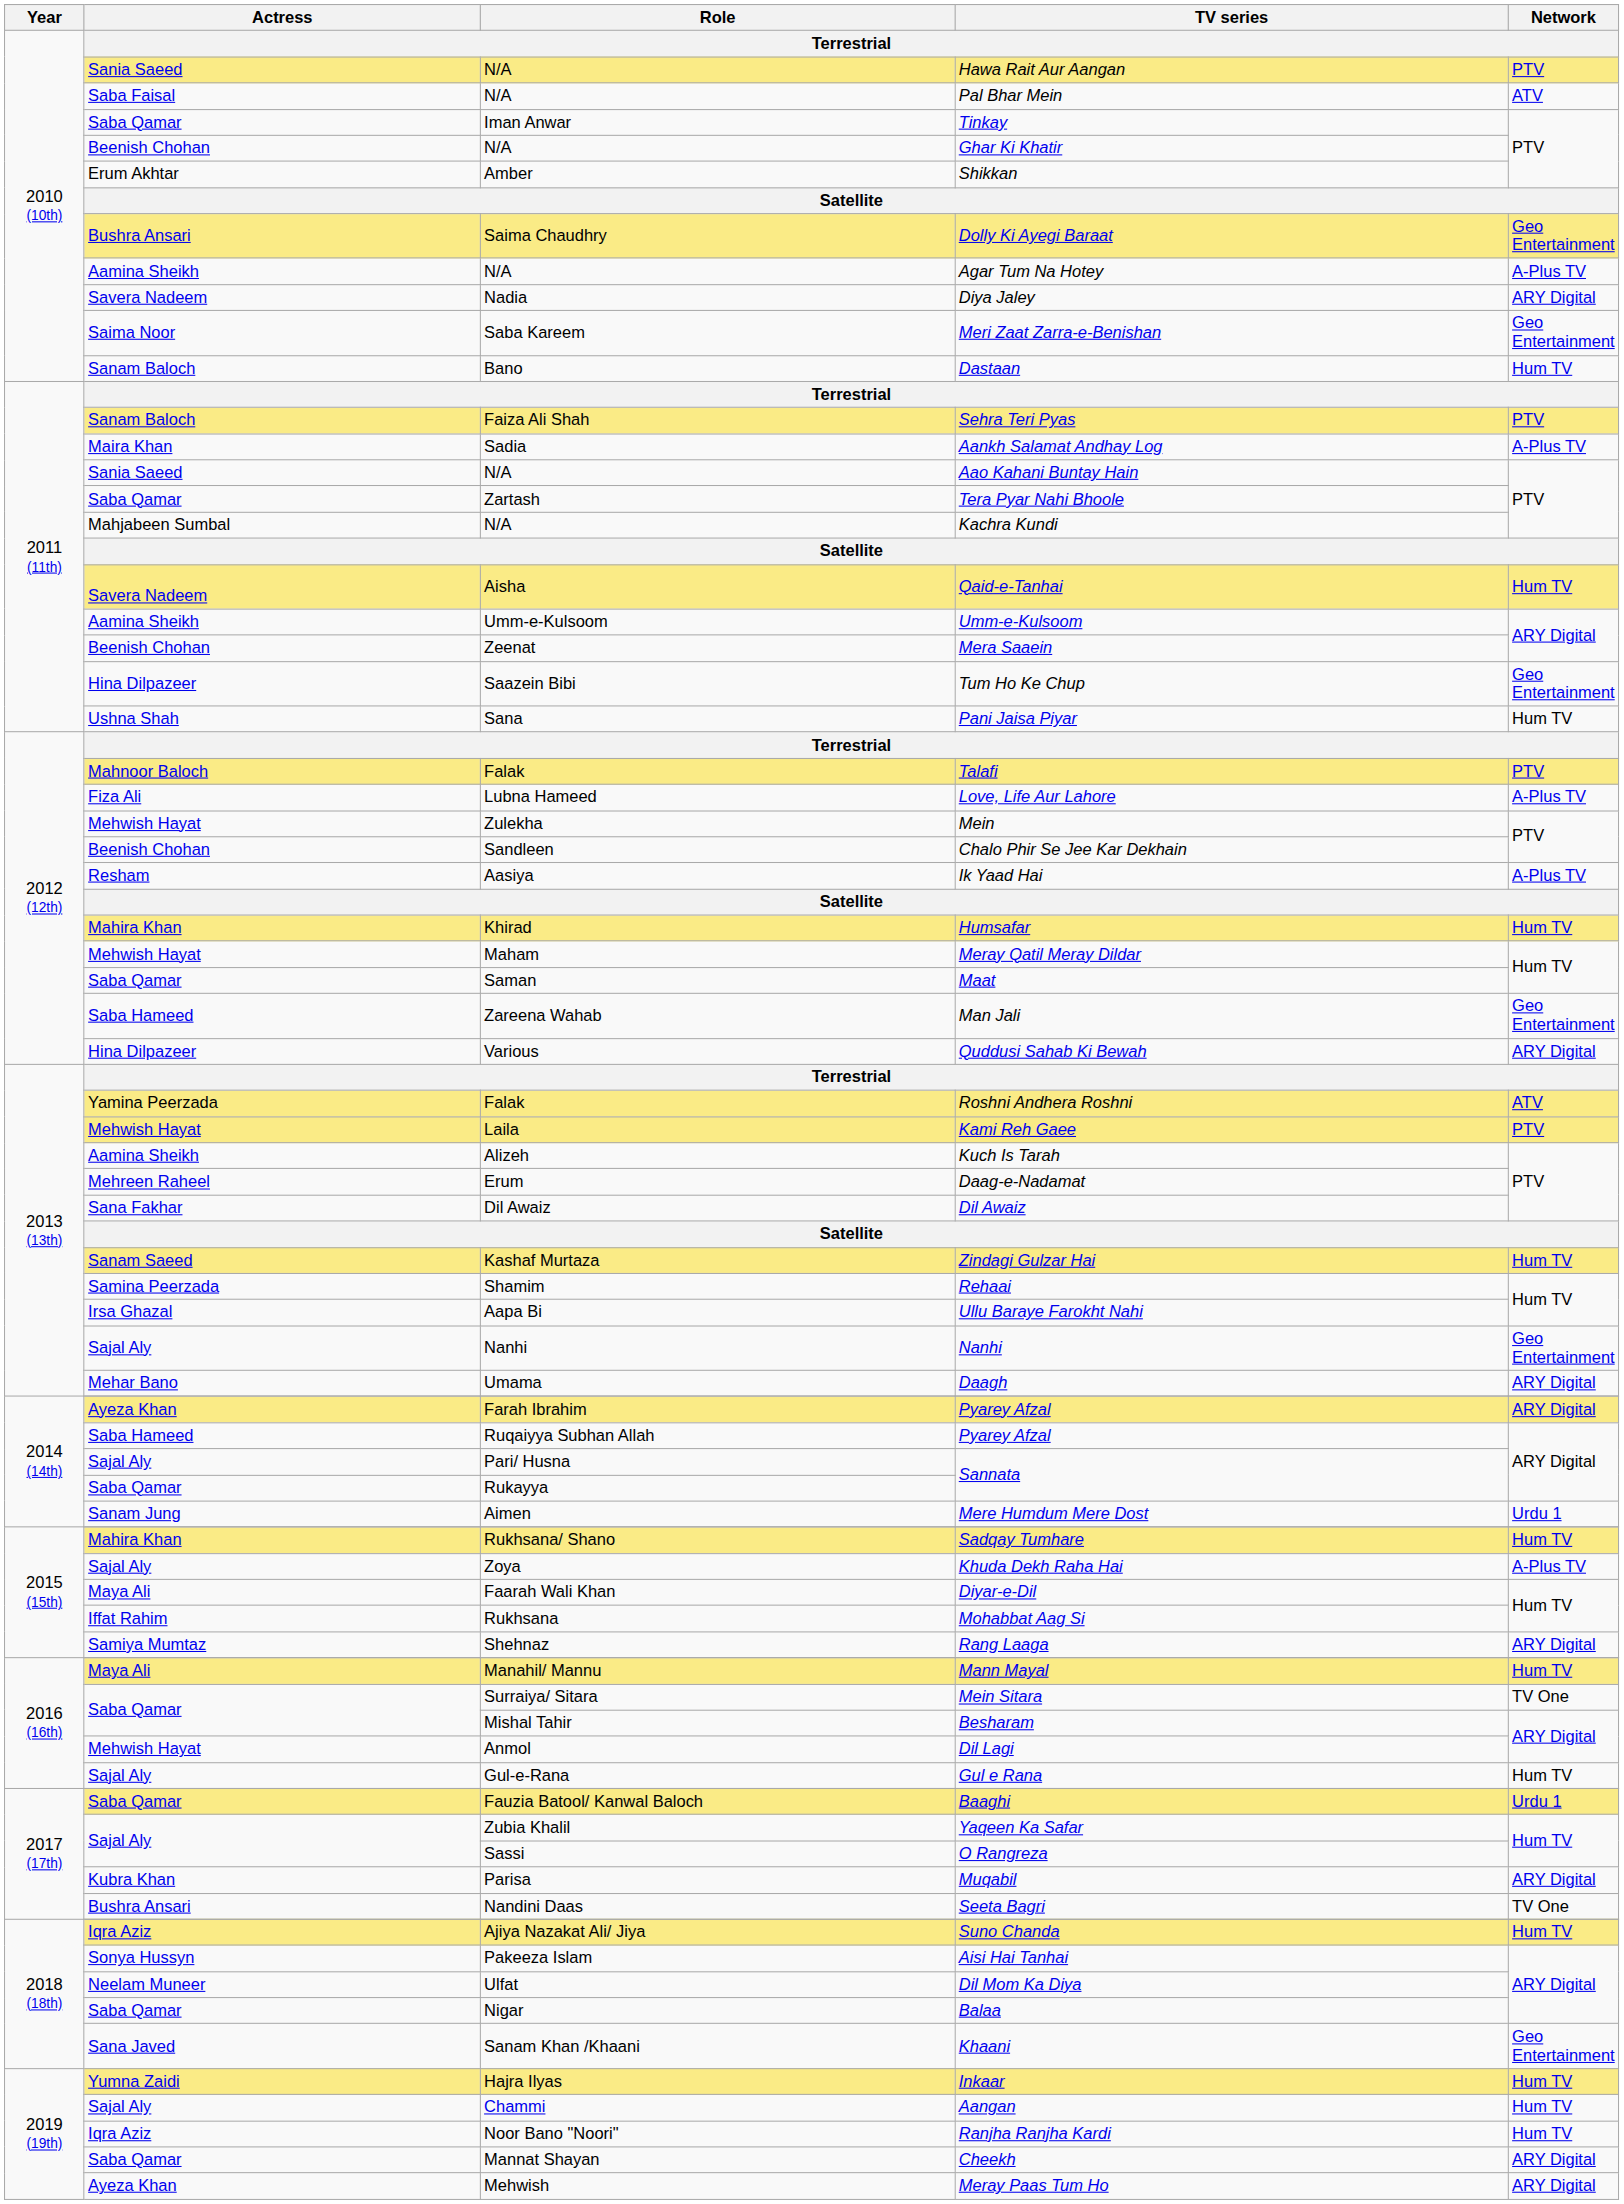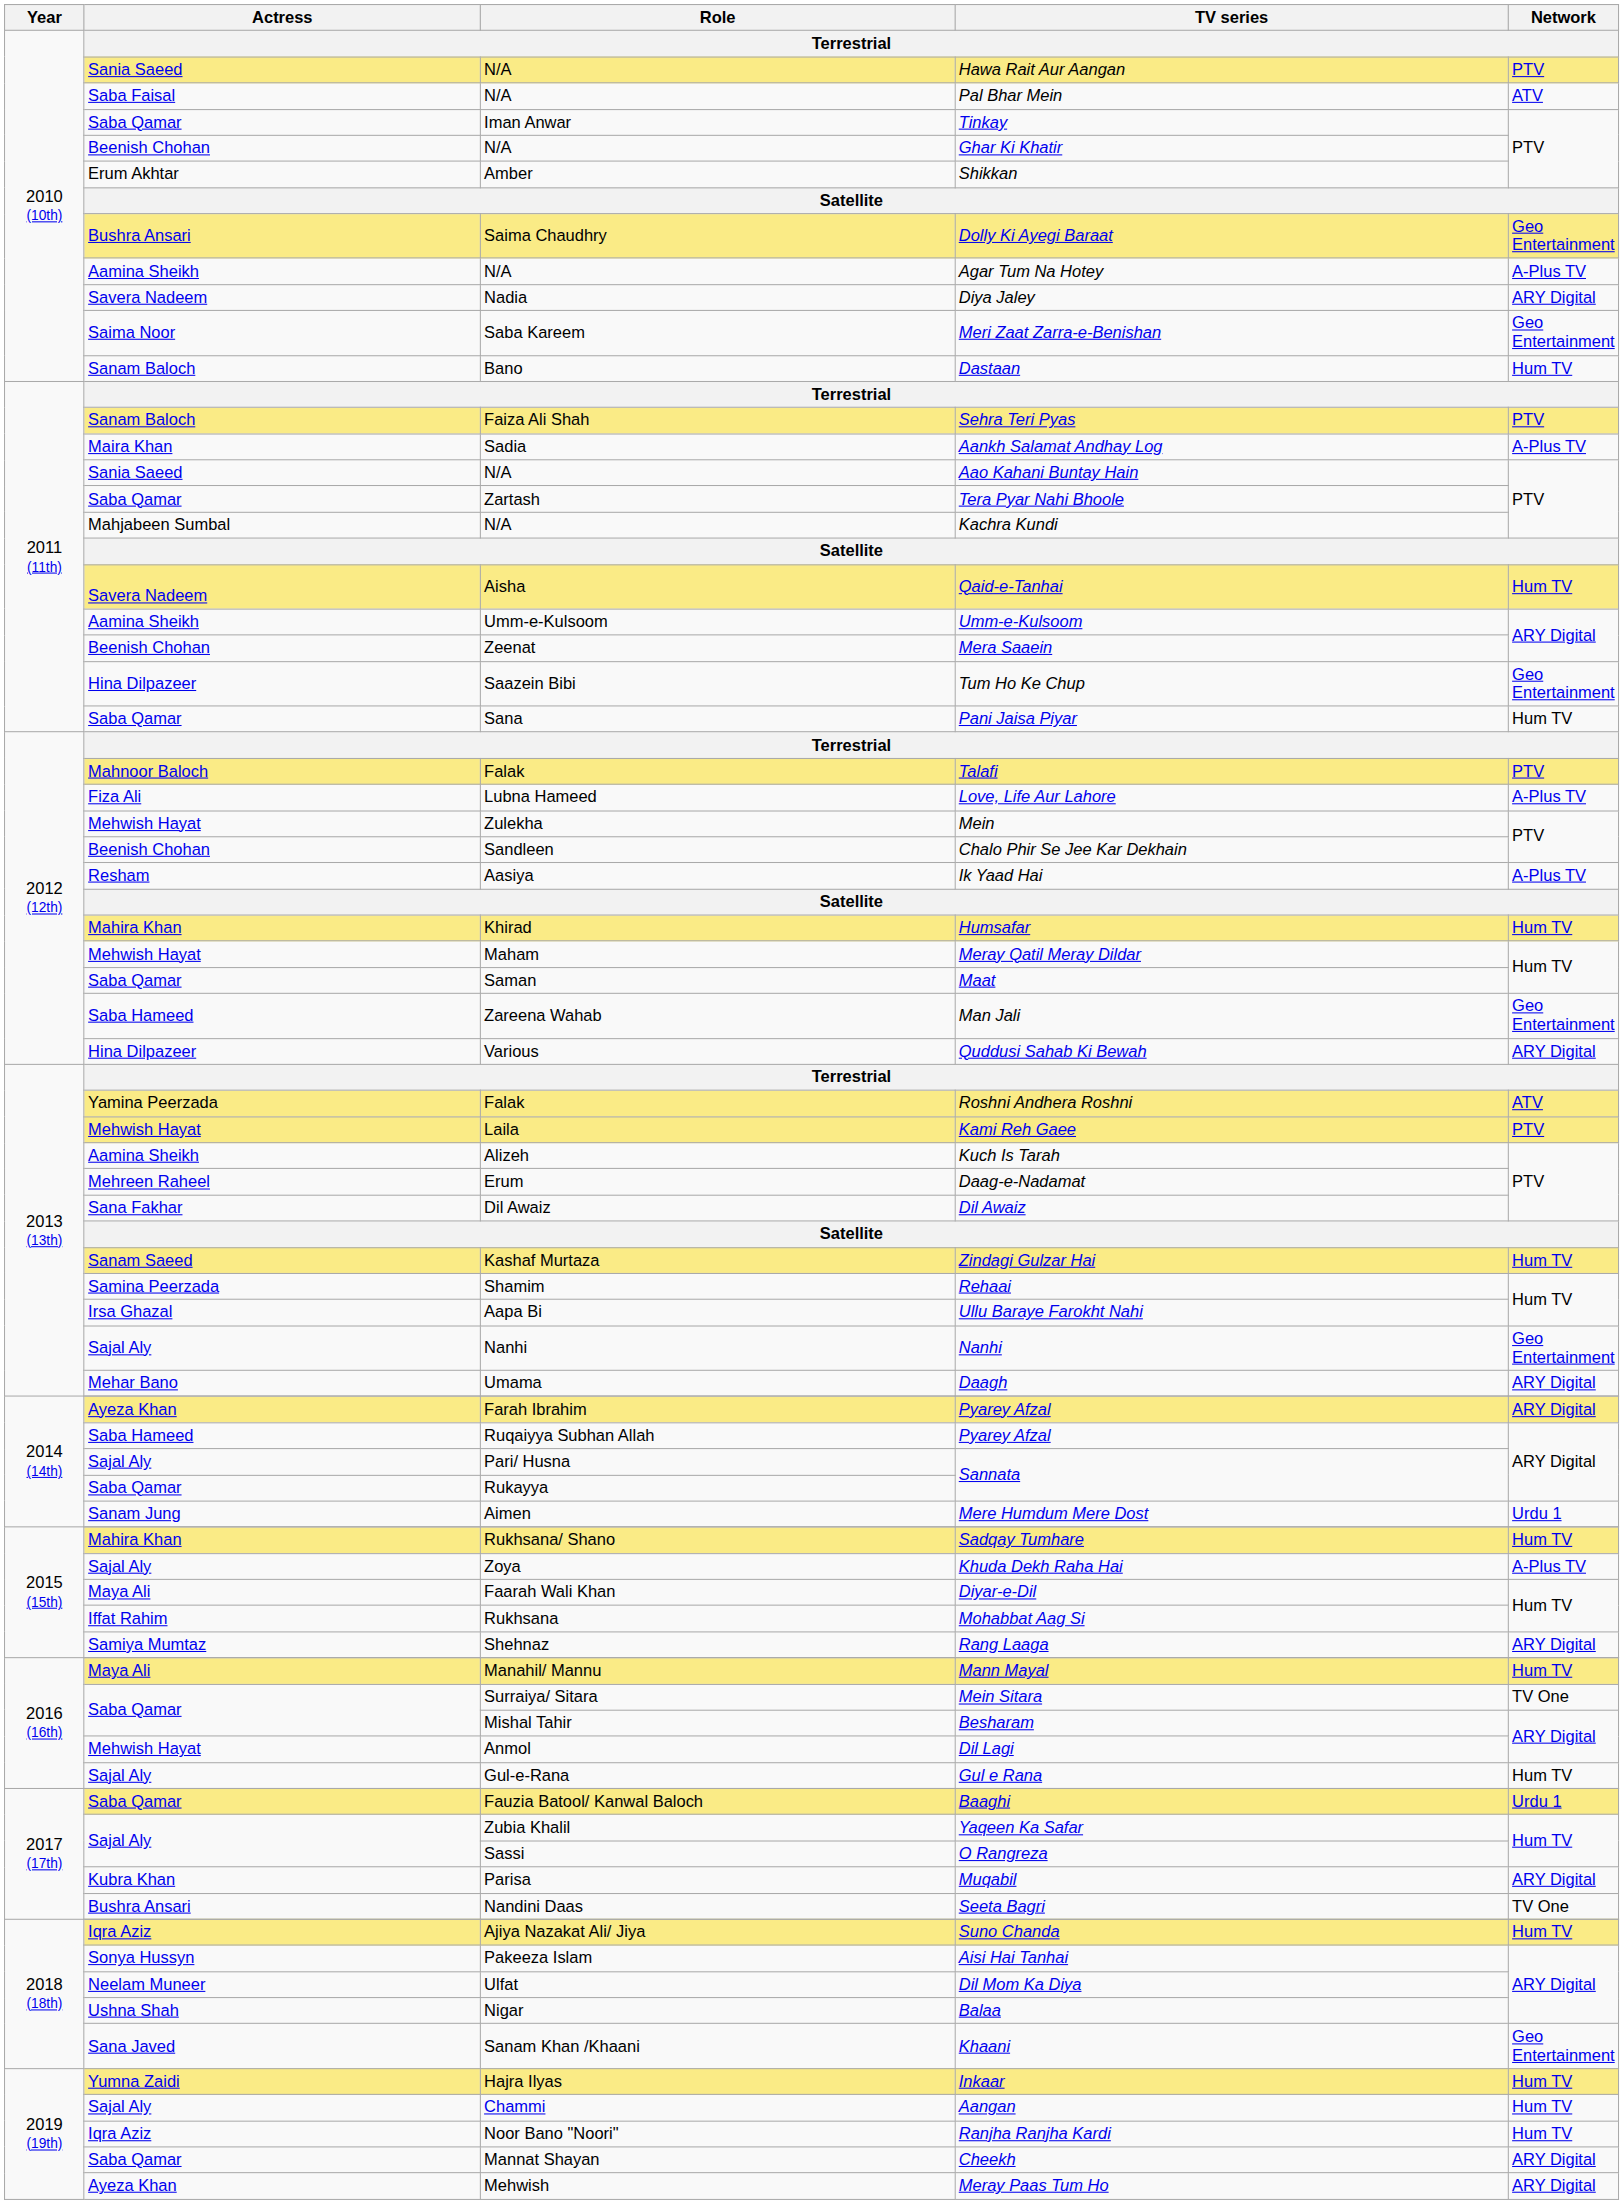(133, 718) Ushna Shah -> (135, 718) Saba Qamar
(135, 2010) Saba Qamar -> (133, 2010) Ushna Shah
